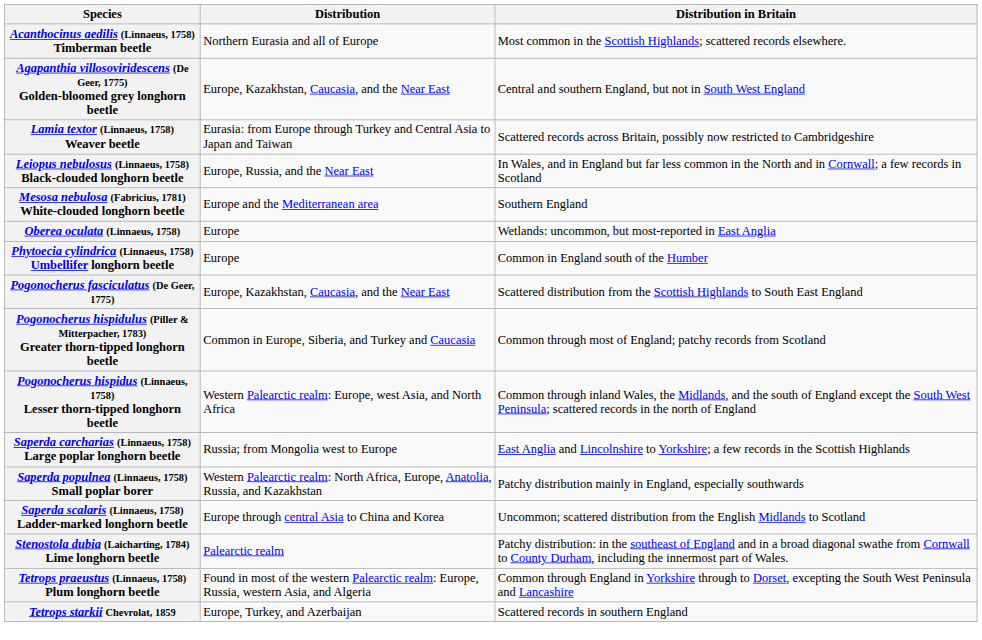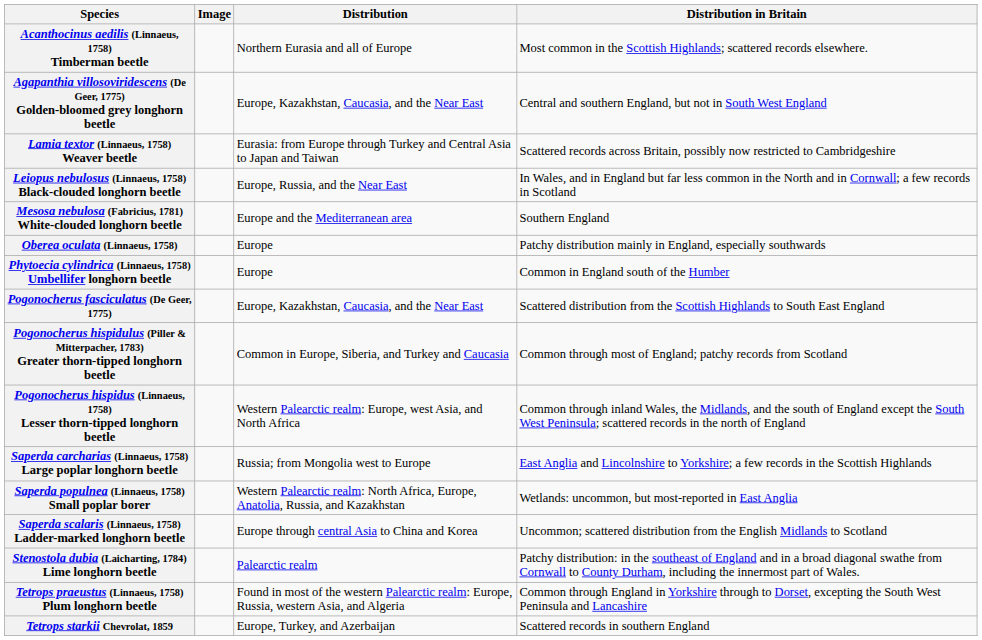+ column: (214, 14)
(637, 231) Wetlands: uncommon, but most-reported in East Anglia -> (672, 245) Patchy distribution mainly in England, especially southwards
(651, 483) Patchy distribution mainly in England, especially southwards -> (658, 497) Wetlands: uncommon, but most-reported in East Anglia
